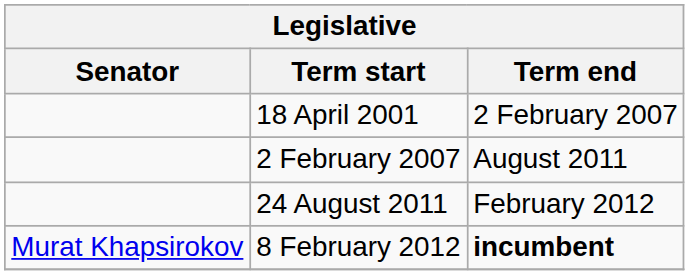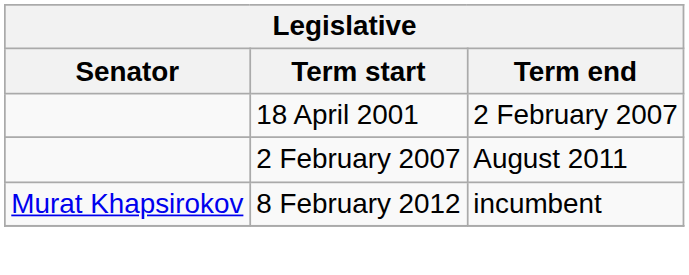- row: (352, 203)
(544, 247) bold -> (538, 203) normal
